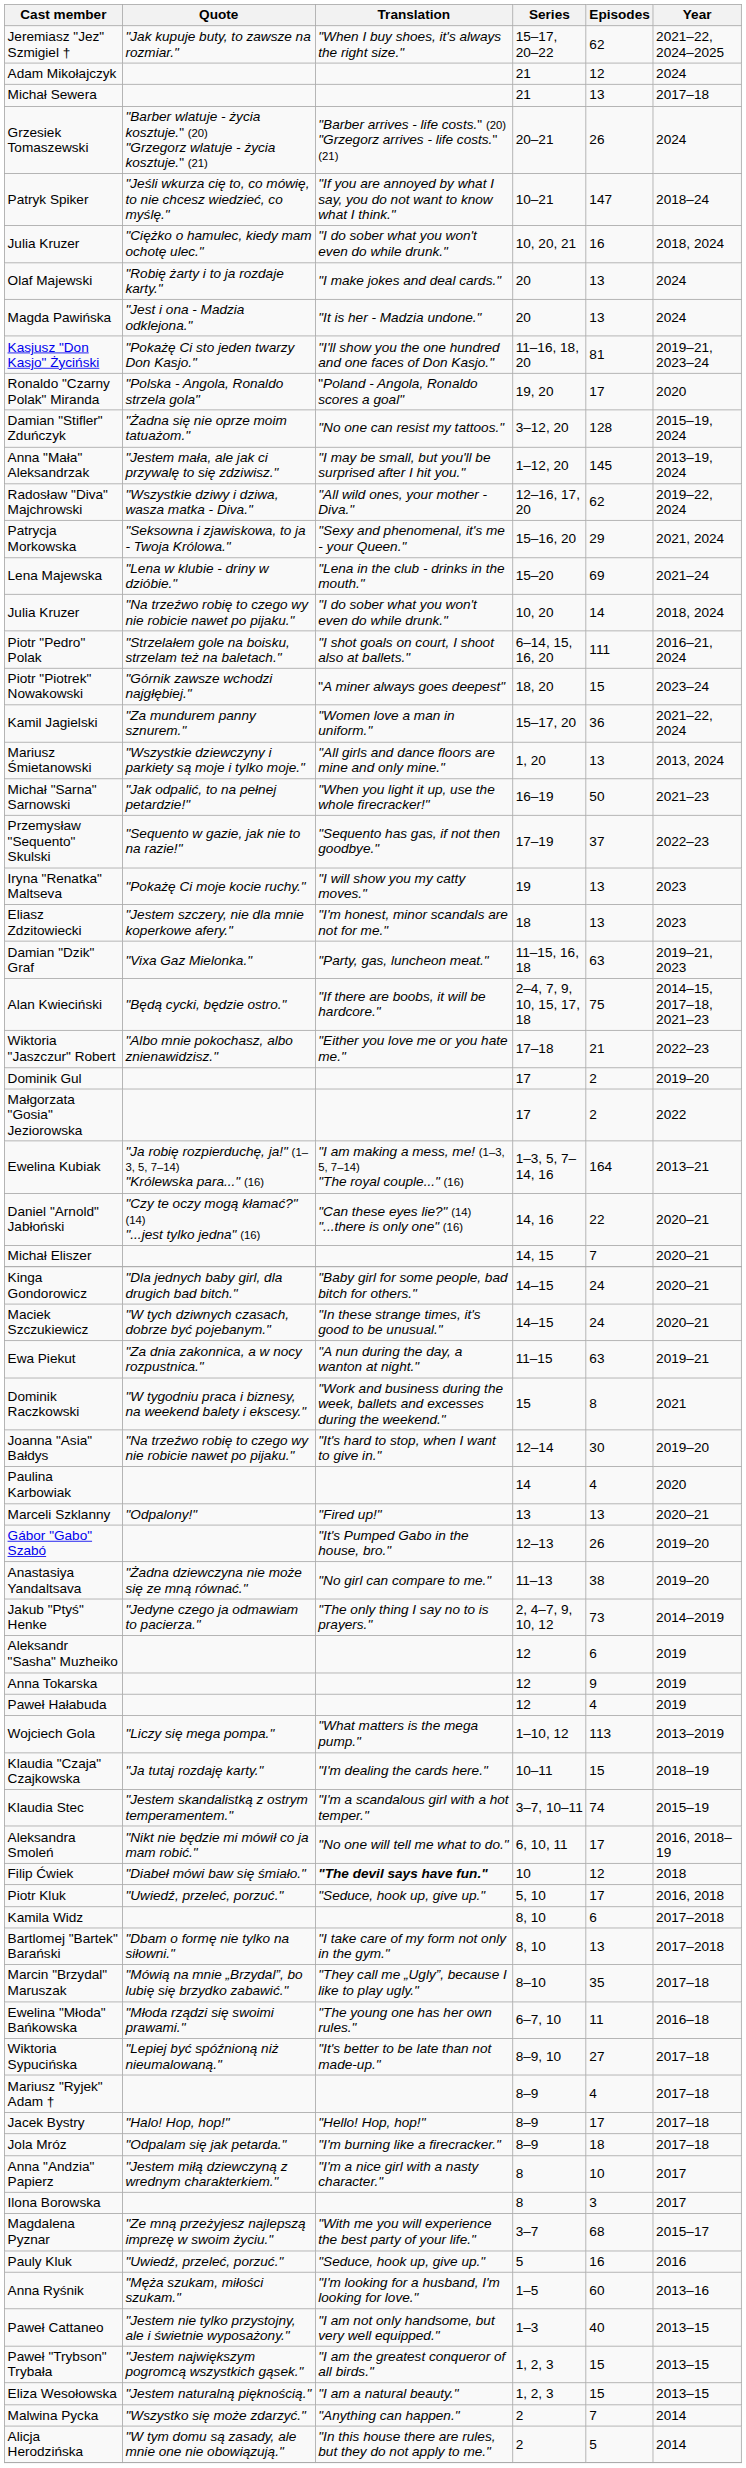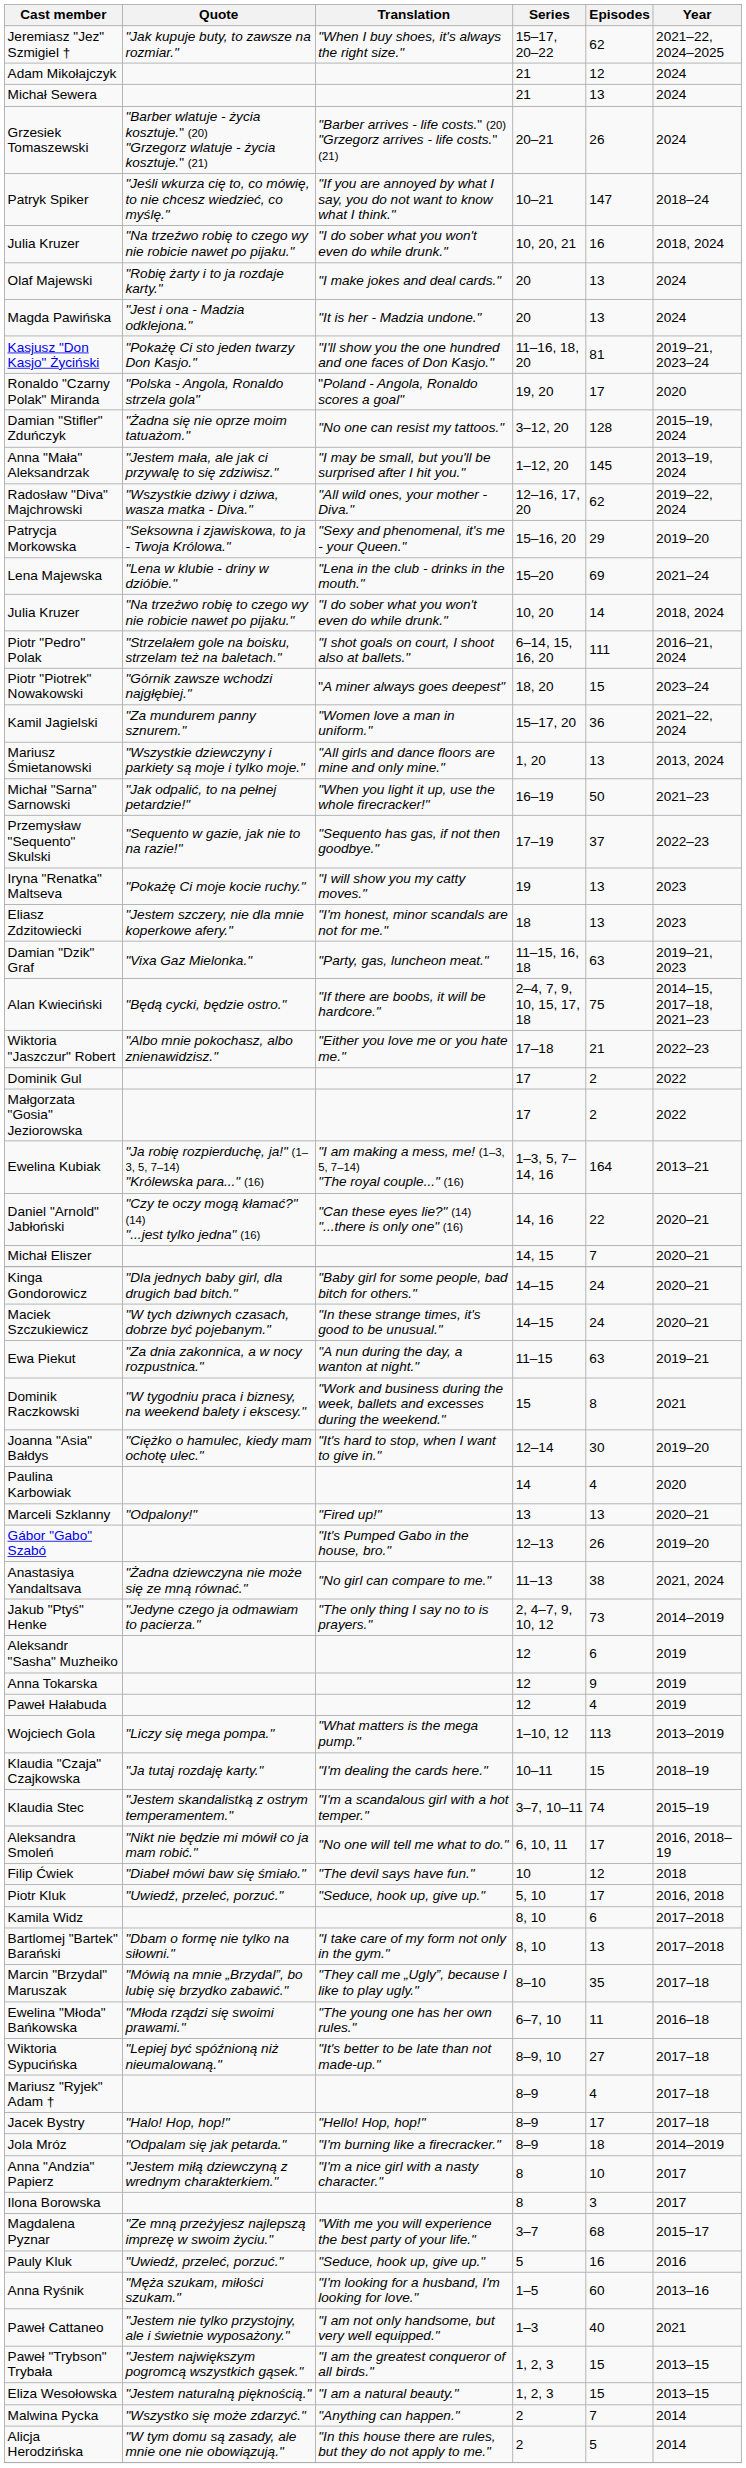(683, 95) 2017–18 -> (671, 95) 2024
(219, 244) "Ciężko o hamulec, kiedy mam ochotę ulec." -> (217, 244) "Na trzeźwo robię to czego wy nie robicie nawet po pijaku."
(690, 539) 2021, 2024 -> (683, 539) 2019–20
(683, 1078) 2019–20 -> (671, 1078) 2022
(217, 1448) "Na trzeźwo robię to czego wy nie robicie nawet po pijaku." -> (219, 1448) "Ciężko o hamulec, kiedy mam ochotę ulec."
(683, 1580) 2019–20 -> (690, 1580) 2021, 2024
(403, 1874) bold -> (396, 1874) normal
(683, 2144) 2017–18 -> (690, 2144) 2014–2019
(683, 2327) 2013–15 -> (671, 2327) 2021
